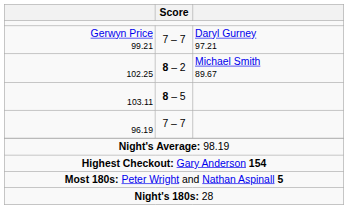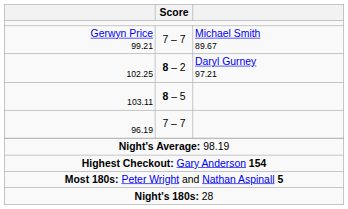(226, 39) Daryl Gurney 97.21 -> (228, 39) Michael Smith 89.67
(228, 68) Michael Smith 89.67 -> (226, 68) Daryl Gurney 97.21
